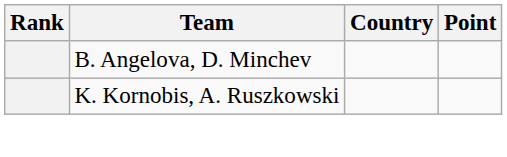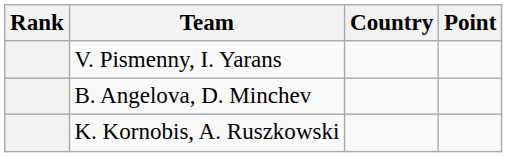+ row: (178, 59)
